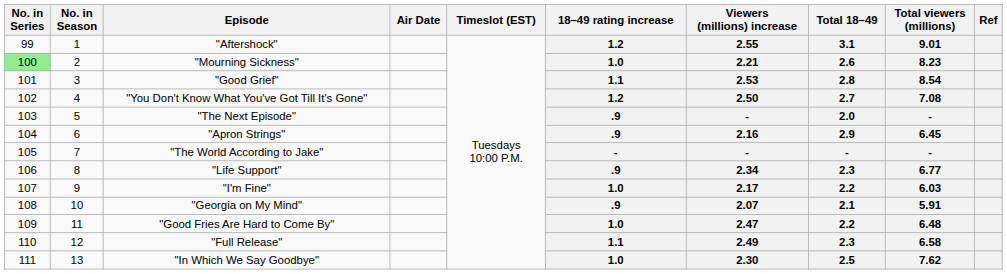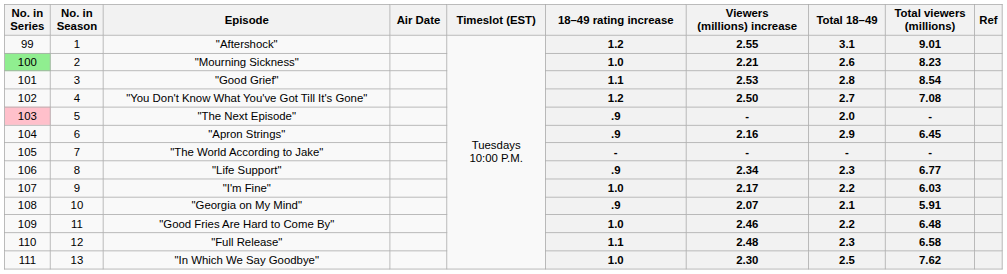(27, 116) no background -> (27, 116) pink background
(747, 224) 2.47 -> (747, 224) 2.46
(747, 242) 2.49 -> (747, 242) 2.48
